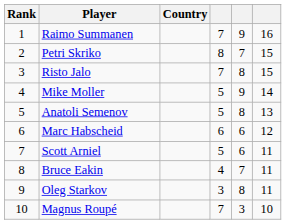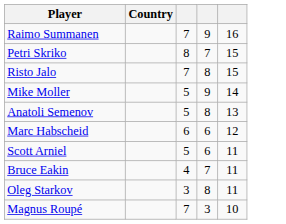- column: (22, 14)
